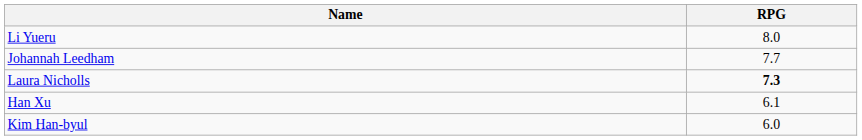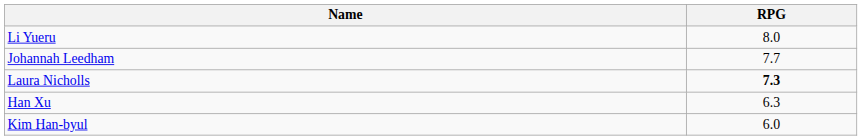(771, 102) 6.1 -> (771, 102) 6.3
